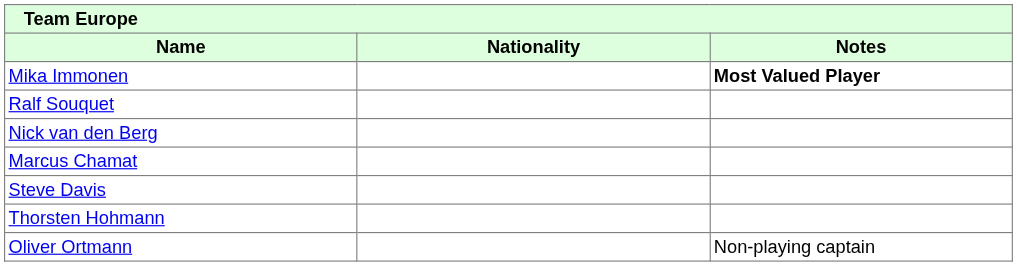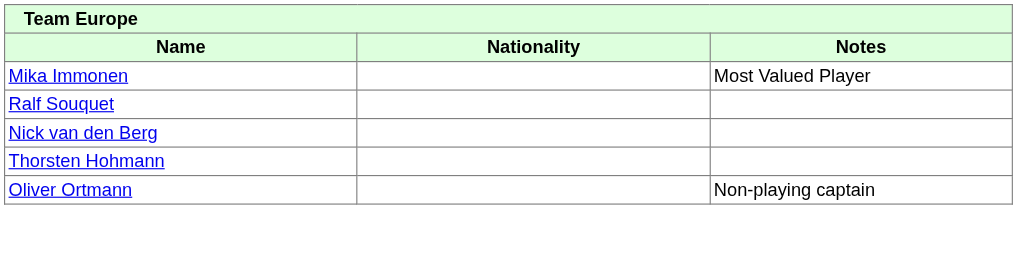(797, 75) bold -> (792, 75) normal
- row: (73, 161)
- row: (57, 189)
